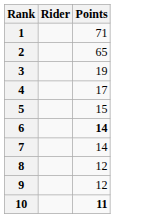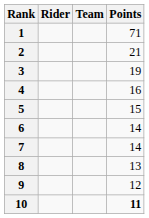+ column: (90, 14)
(102, 52) 65 -> (135, 52) 21
(102, 90) 17 -> (135, 90) 16
(102, 128) bold -> (135, 128) normal
(102, 166) 12 -> (135, 166) 13
